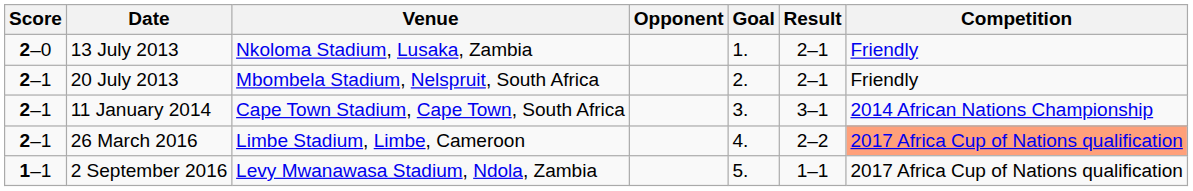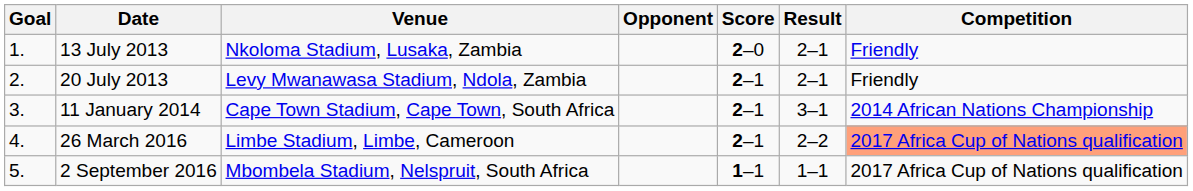columns swapped: (754, 19) <-> (35, 19)
(418, 79) Mbombela Stadium, Nelspruit, South Africa -> (406, 79) Levy Mwanawasa Stadium, Ndola, Zambia
(417, 170) Levy Mwanawasa Stadium, Ndola, Zambia -> (407, 170) Mbombela Stadium, Nelspruit, South Africa
